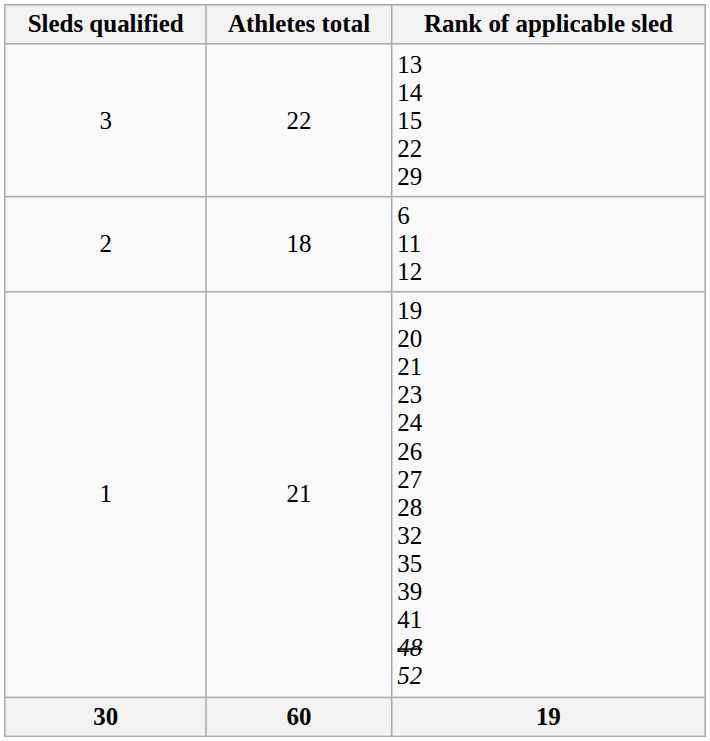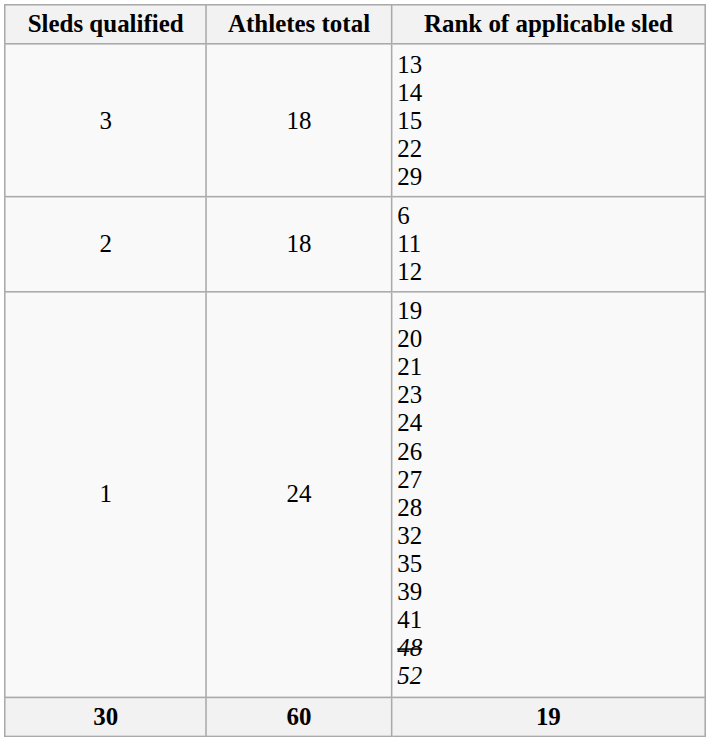(299, 120) 22 -> (299, 120) 18
(299, 494) 21 -> (299, 494) 24
